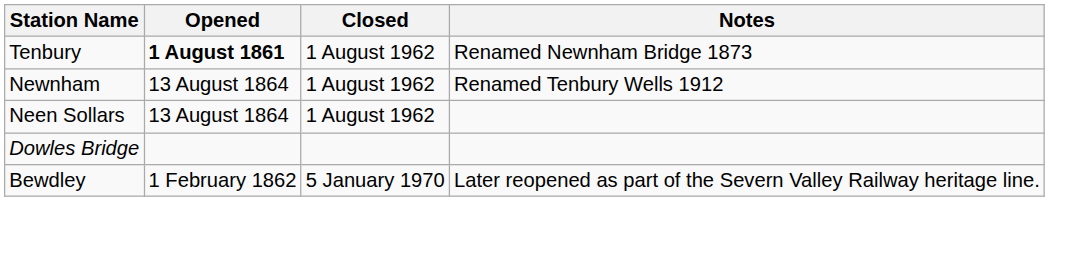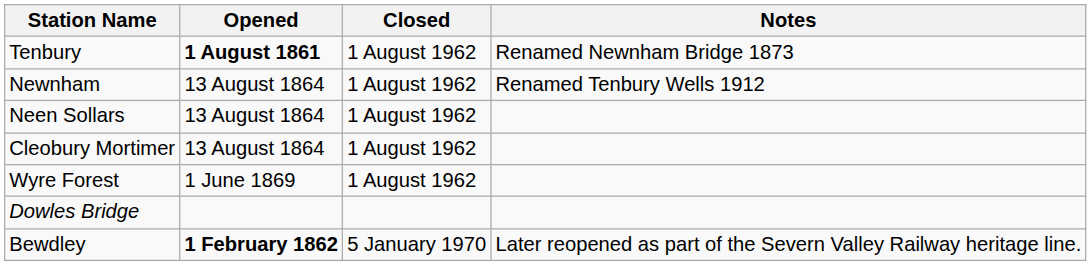+ row: (92, 148)
+ row: (64, 180)
(223, 180) normal -> (261, 244) bold
